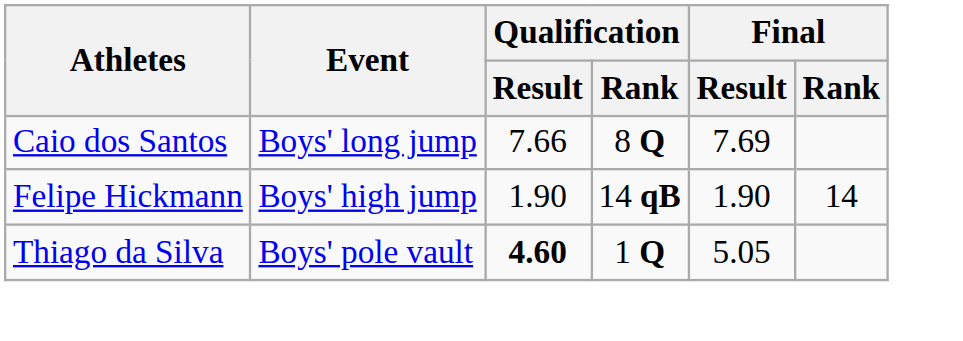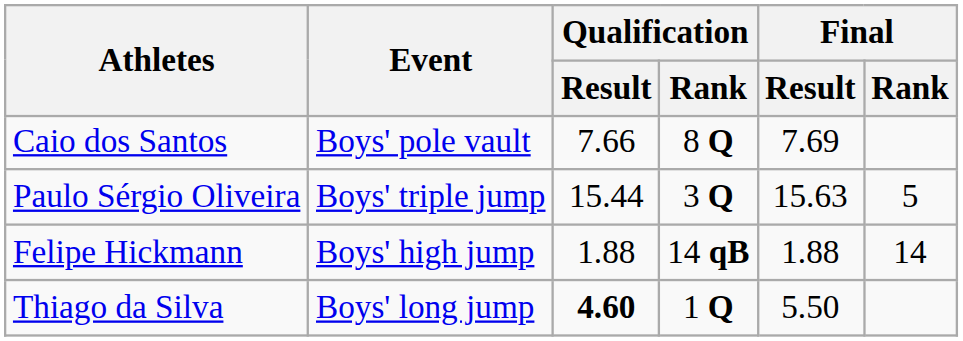(368, 142) Boys' long jump -> (423, 142) Boys' pole vault
+ row: (157, 196)
(538, 196) 1.90 -> (606, 251) 1.88
(742, 196) 1.90 -> (810, 251) 1.88
(366, 251) Boys' pole vault -> (425, 306) Boys' long jump
(742, 251) 5.05 -> (810, 306) 5.50
